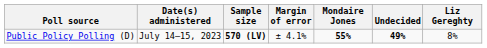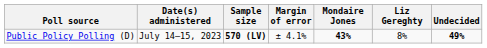columns swapped: (452, 16) <-> (398, 21)
(343, 36) 55% -> (343, 36) 43%
